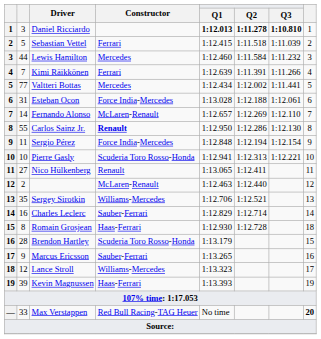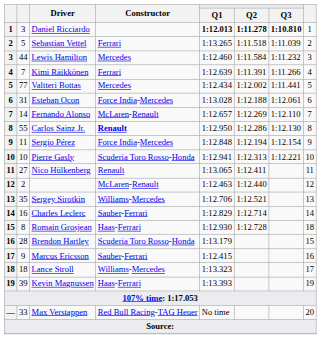(217, 43) 1:12.415 -> (217, 43) 1:13.265
(217, 255) 1:13.265 -> (217, 255) 1:12.415
(23, 269) 12 -> (23, 269) 18
(310, 312) bold -> (310, 312) normal
